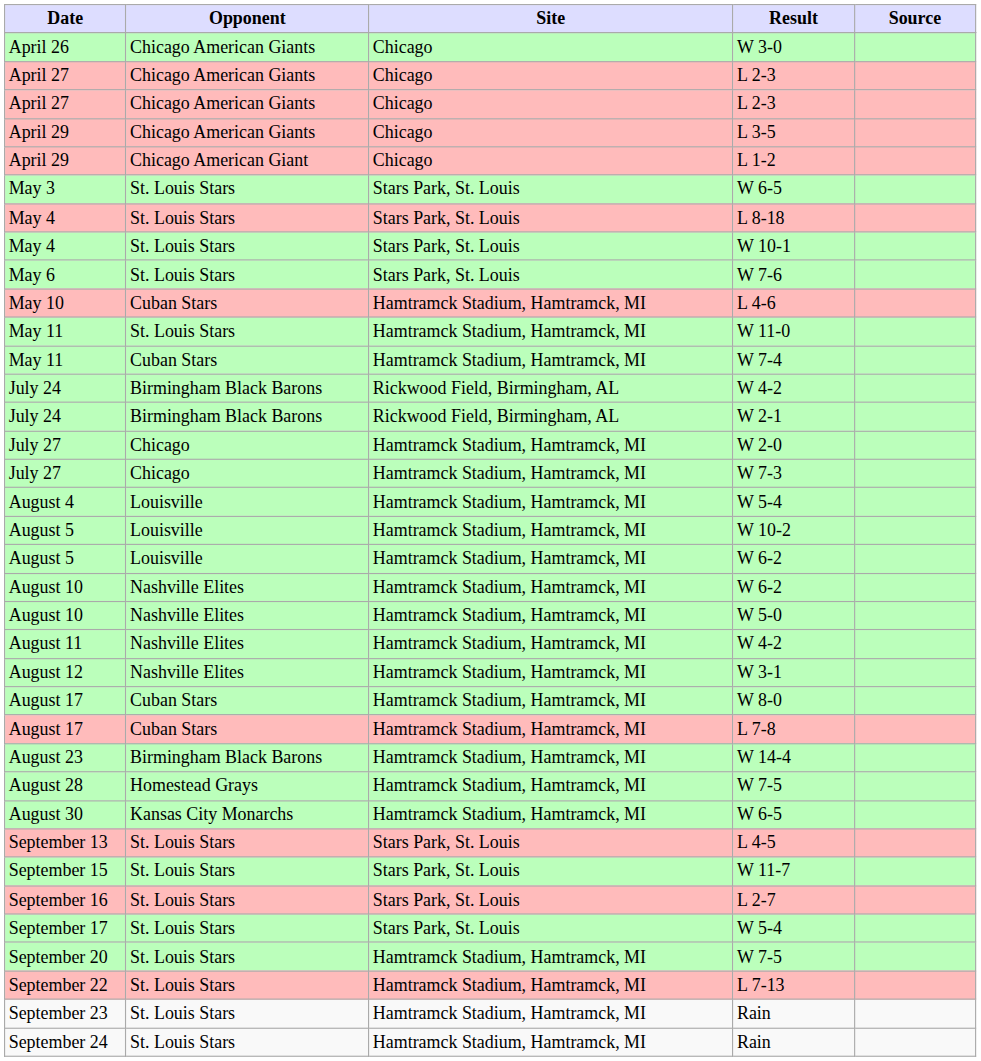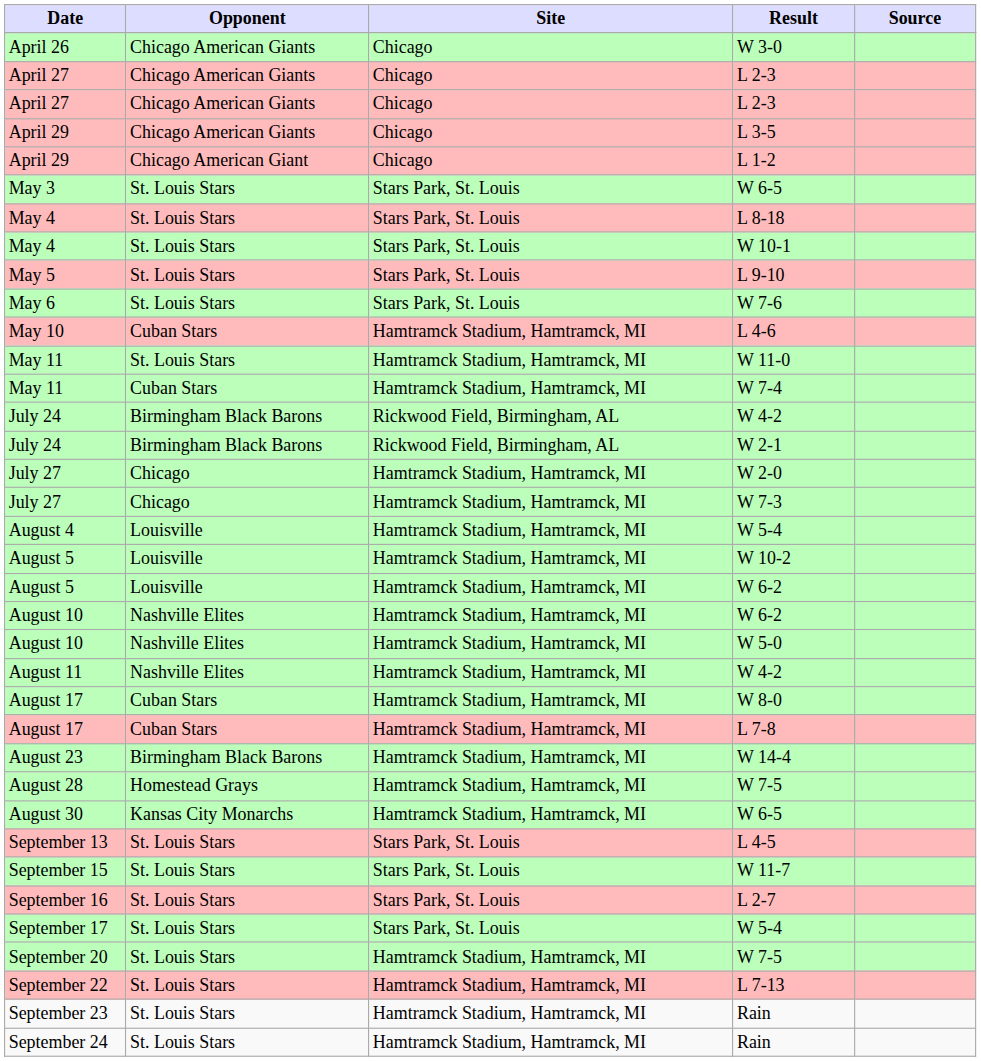+ row: (32, 274)
- row: (46, 672)
